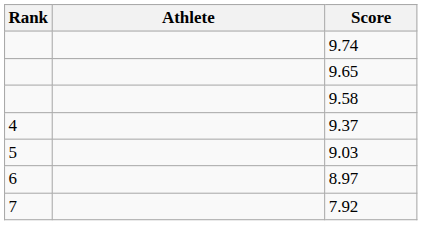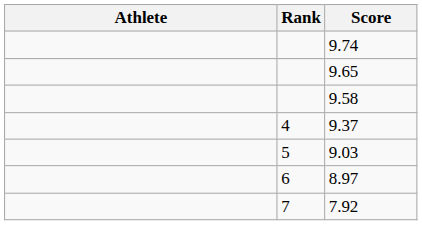columns swapped: (28, 17) <-> (188, 17)
